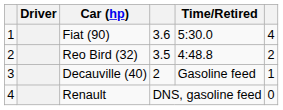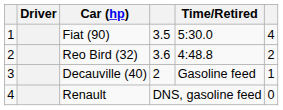(161, 34) 3.6 -> (161, 34) 3.5
(161, 54) 3.5 -> (161, 54) 3.6
